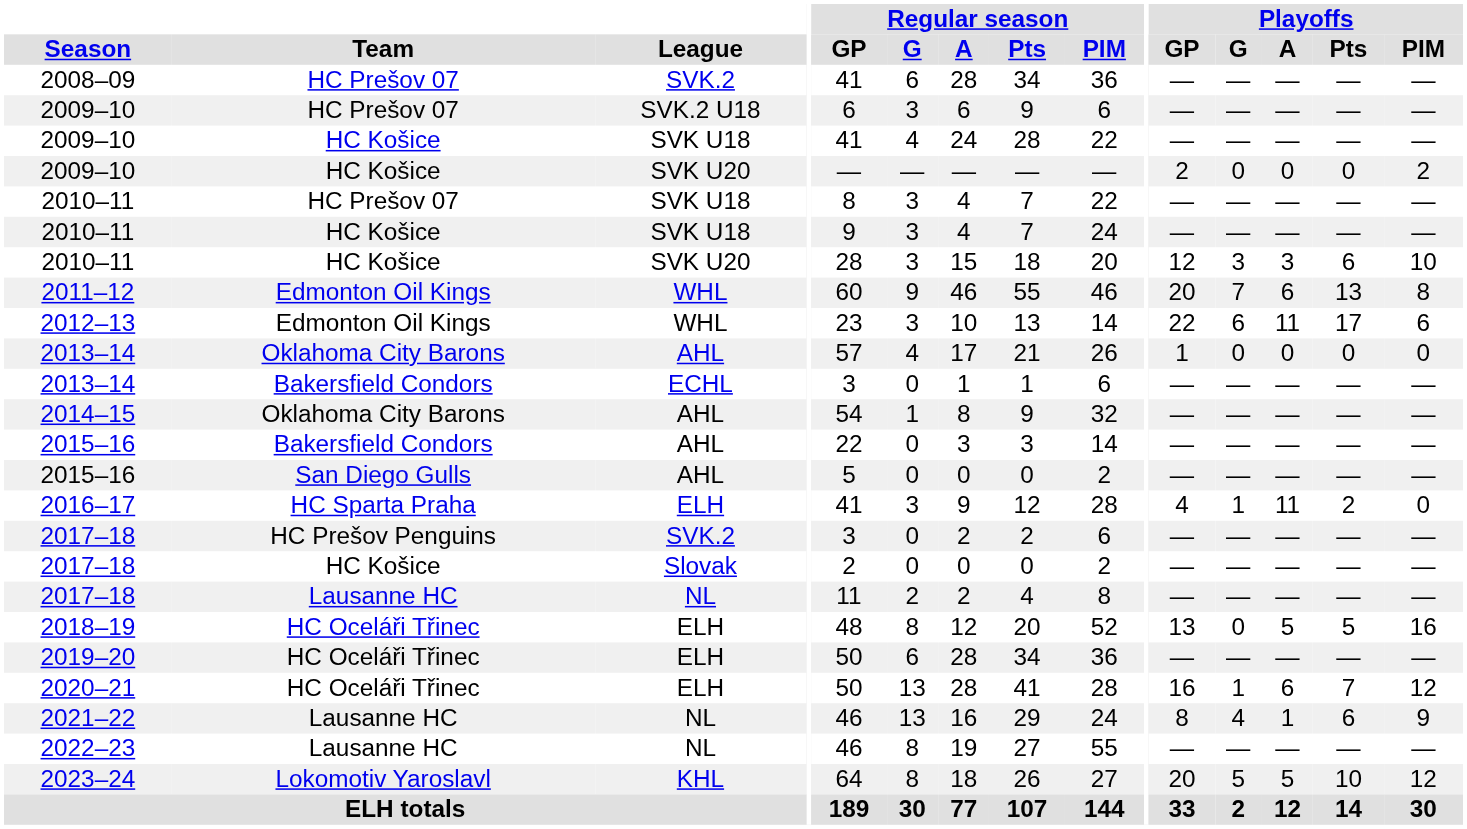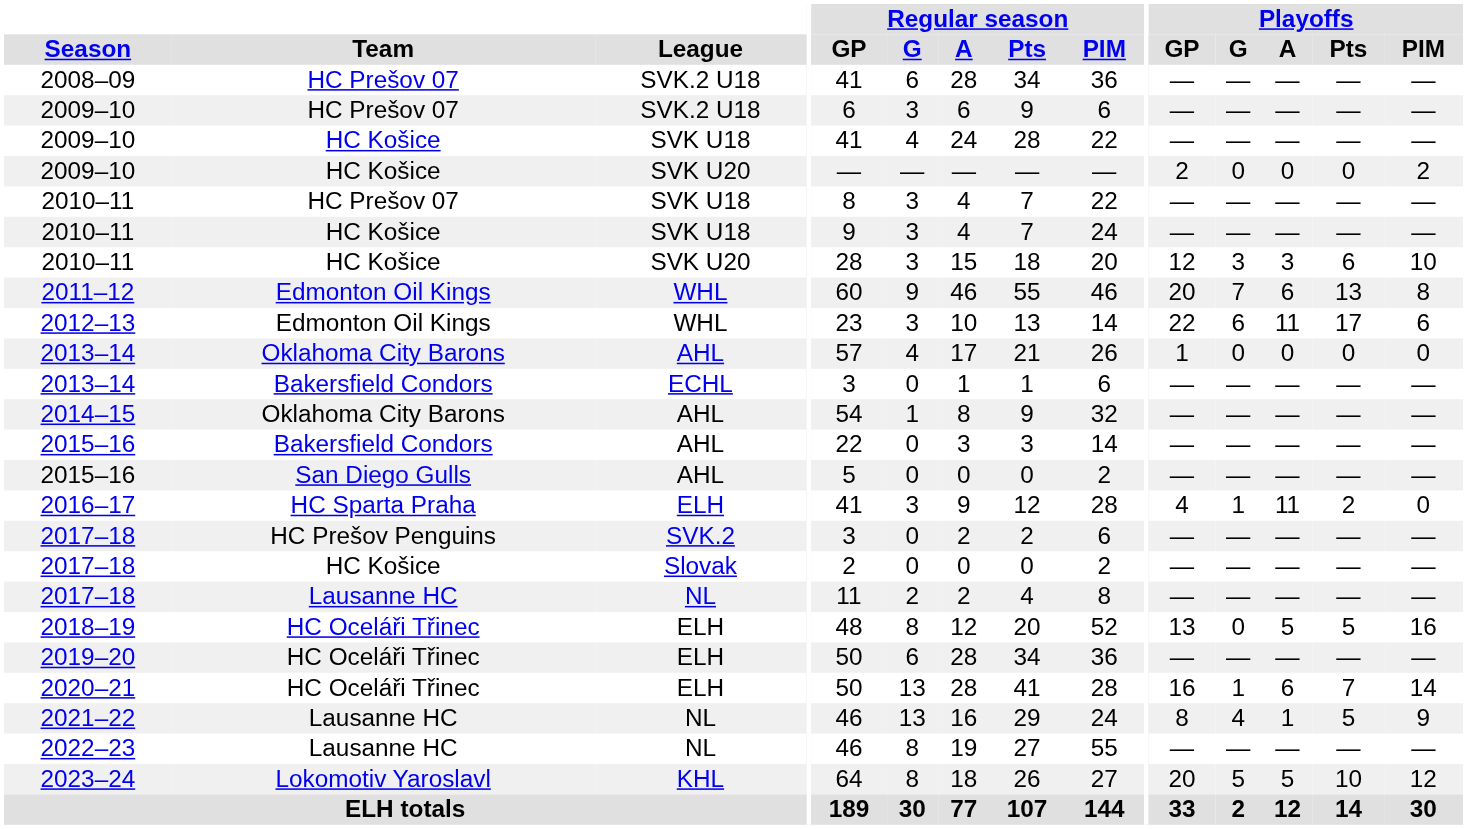(700, 79) SVK.2 -> (700, 79) SVK.2 U18
(1423, 687) 12 -> (1423, 687) 14
(1348, 718) 6 -> (1348, 718) 5
